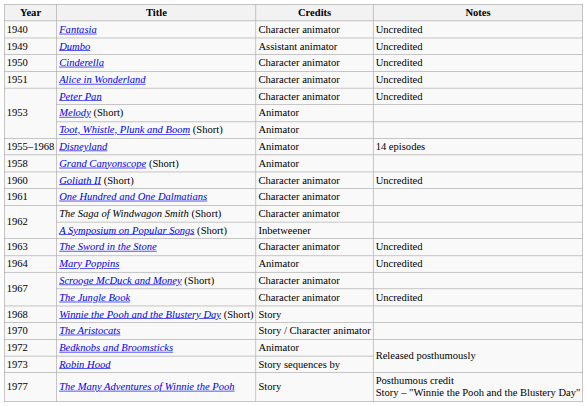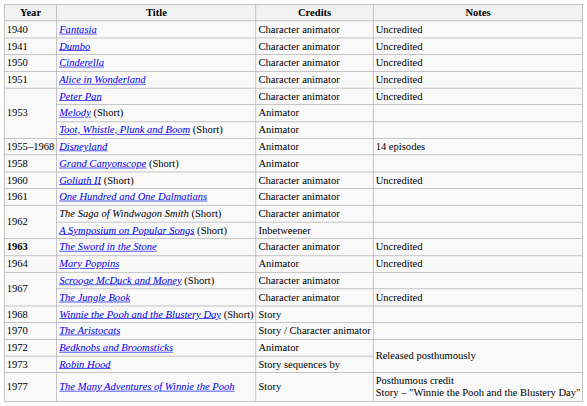(17, 46) 1949 -> (17, 46) 1941
(298, 46) Assistant animator -> (299, 46) Character animator
(17, 247) normal -> (17, 247) bold
